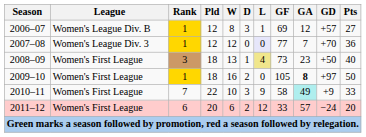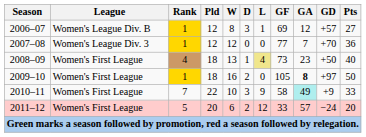(262, 44) lavender background -> (262, 44) no background
(185, 60) 3 -> (185, 60) 4
(185, 108) 6 -> (185, 108) 5
